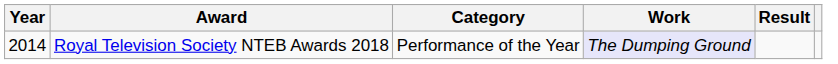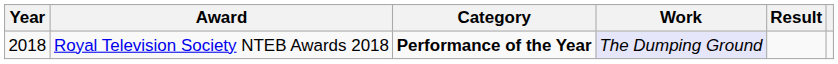(27, 44) 2014 -> (27, 44) 2018
(488, 44) normal -> (494, 44) bold
